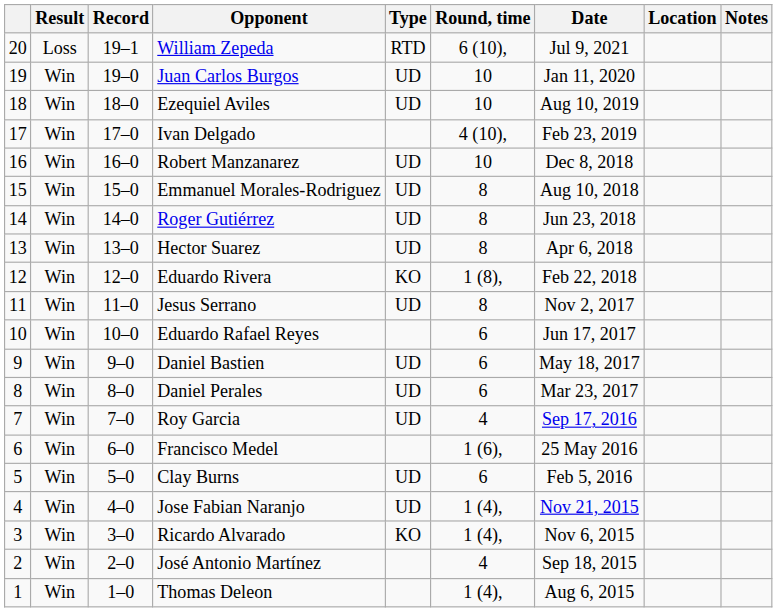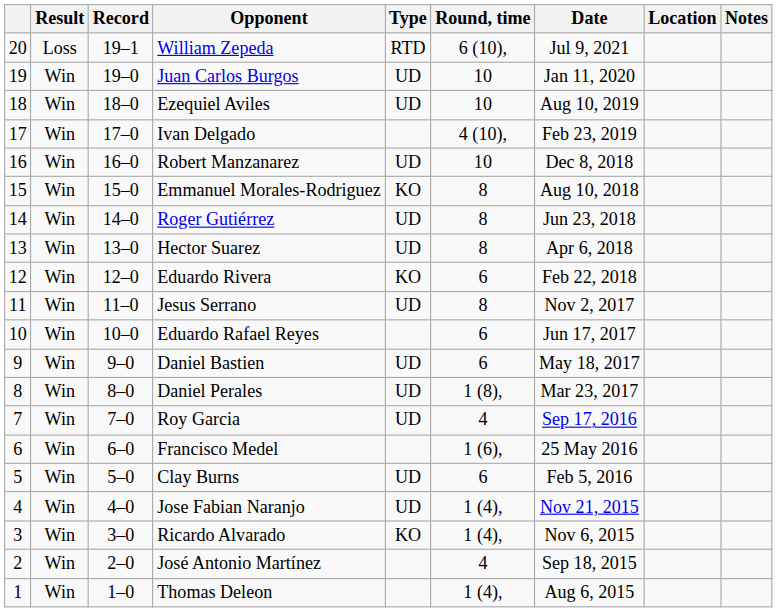(408, 190) UD -> (408, 190) KO
(483, 276) 1 (8), -> (483, 276) 6
(483, 391) 6 -> (483, 391) 1 (8),
